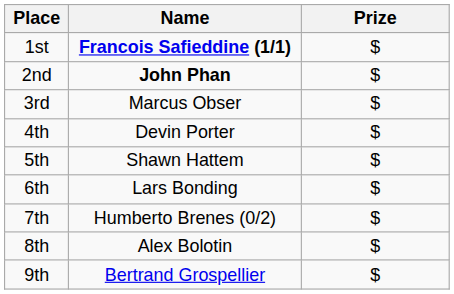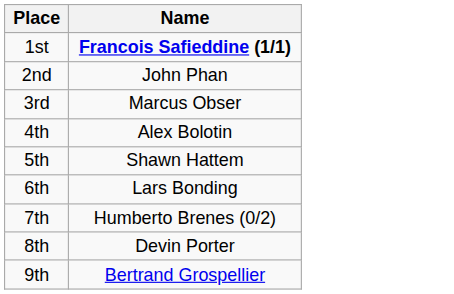- column: (375, 18)
(185, 75) bold -> (185, 75) normal
(185, 132) Devin Porter -> (185, 132) Alex Bolotin
(185, 246) Alex Bolotin -> (185, 246) Devin Porter
